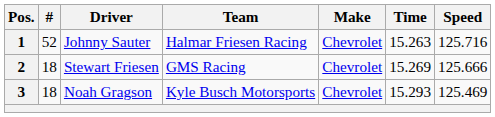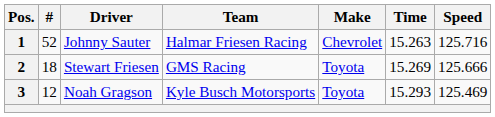(352, 67) Chevrolet -> (343, 67) Toyota
(49, 92) 18 -> (49, 92) 12
(352, 92) Chevrolet -> (343, 92) Toyota
